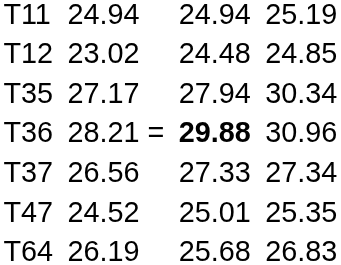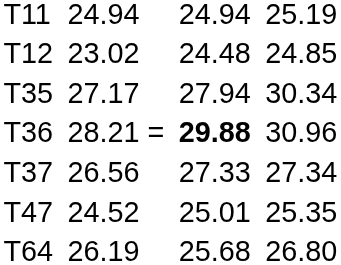(301, 251) 26.83 -> (301, 251) 26.80
